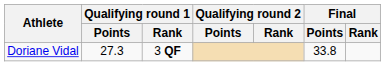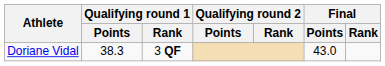(112, 52) 27.3 -> (112, 52) 38.3
(325, 52) 33.8 -> (325, 52) 43.0
